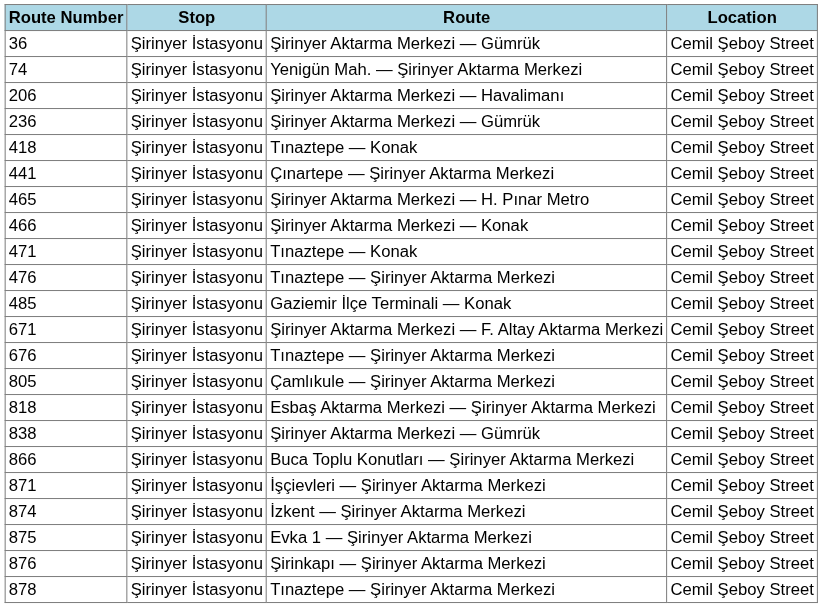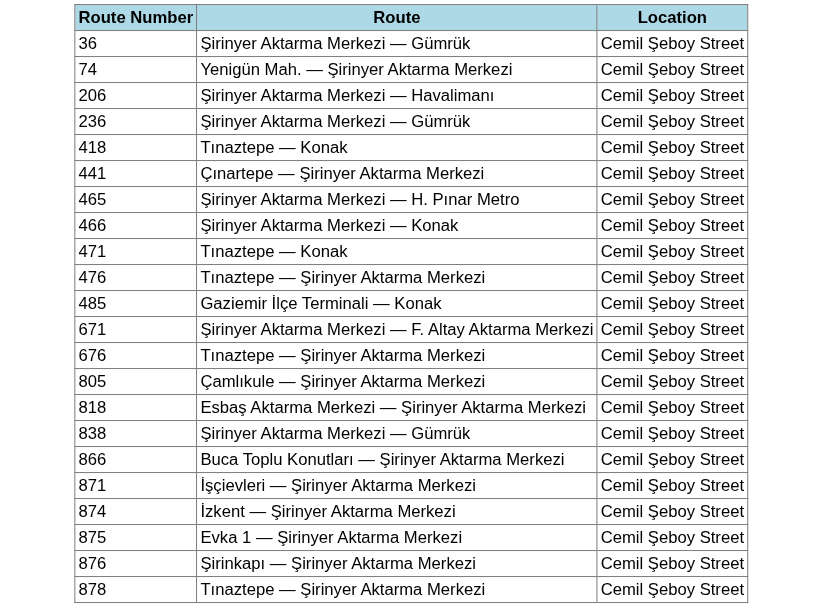- column: (197, 17)
